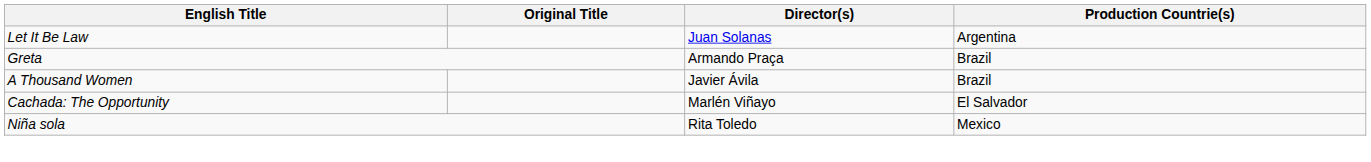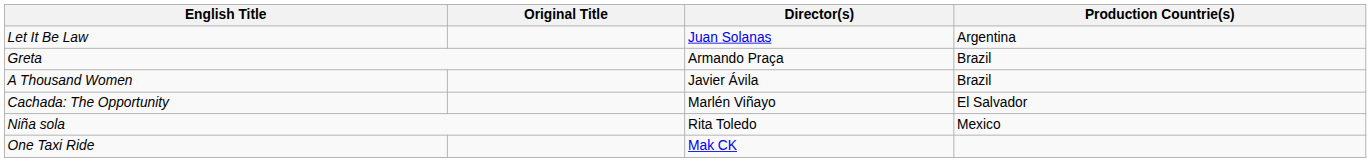+ row: (51, 146)
